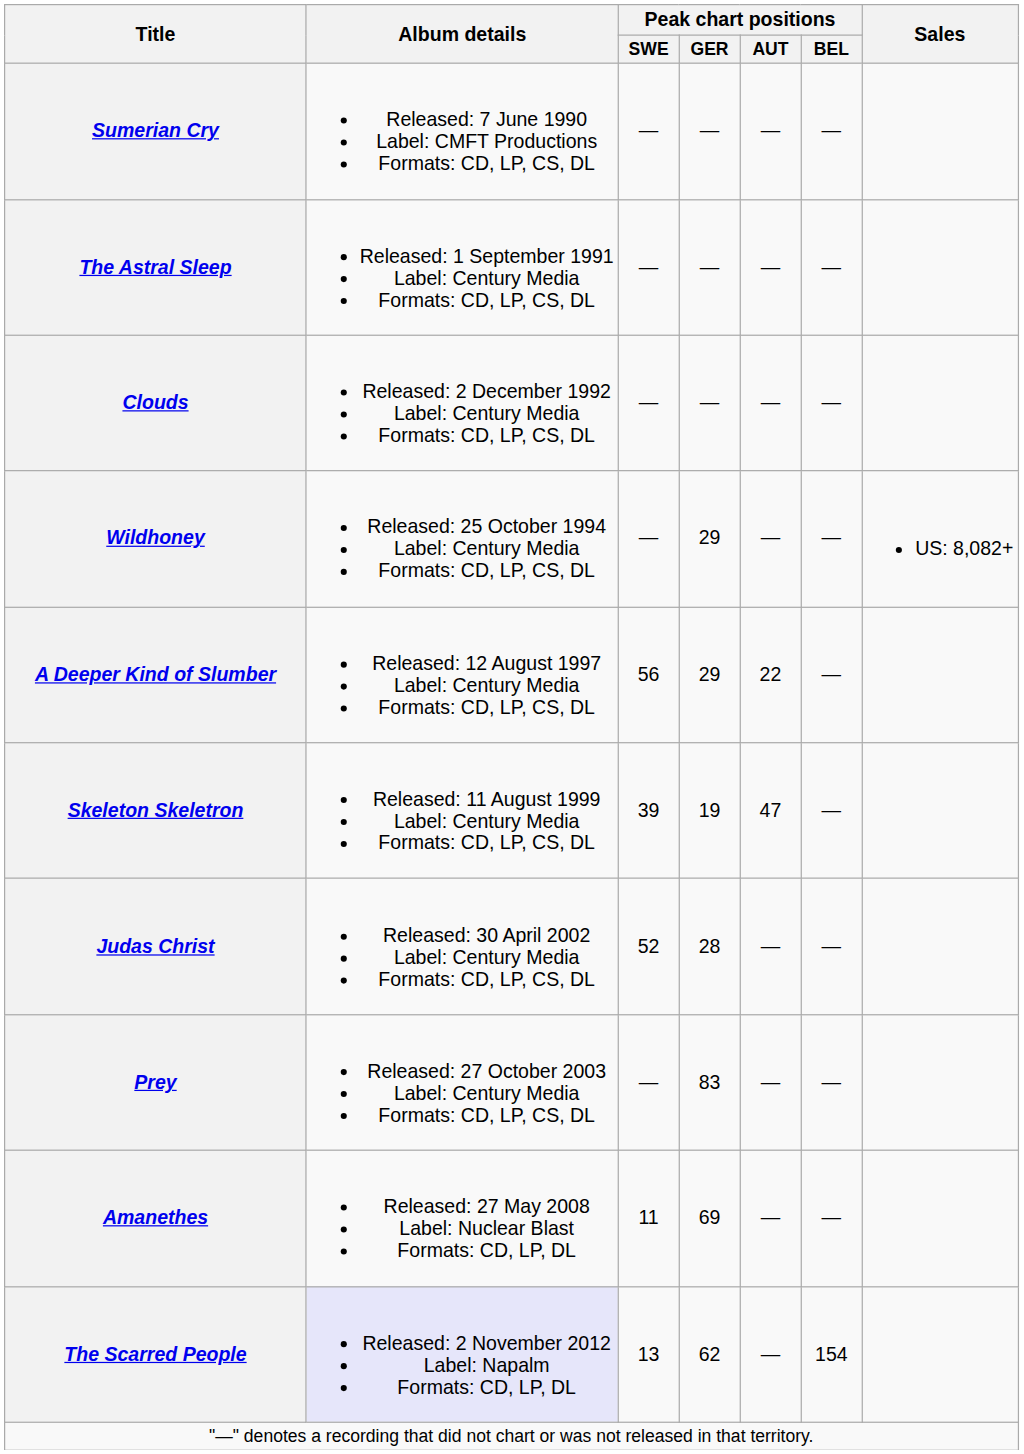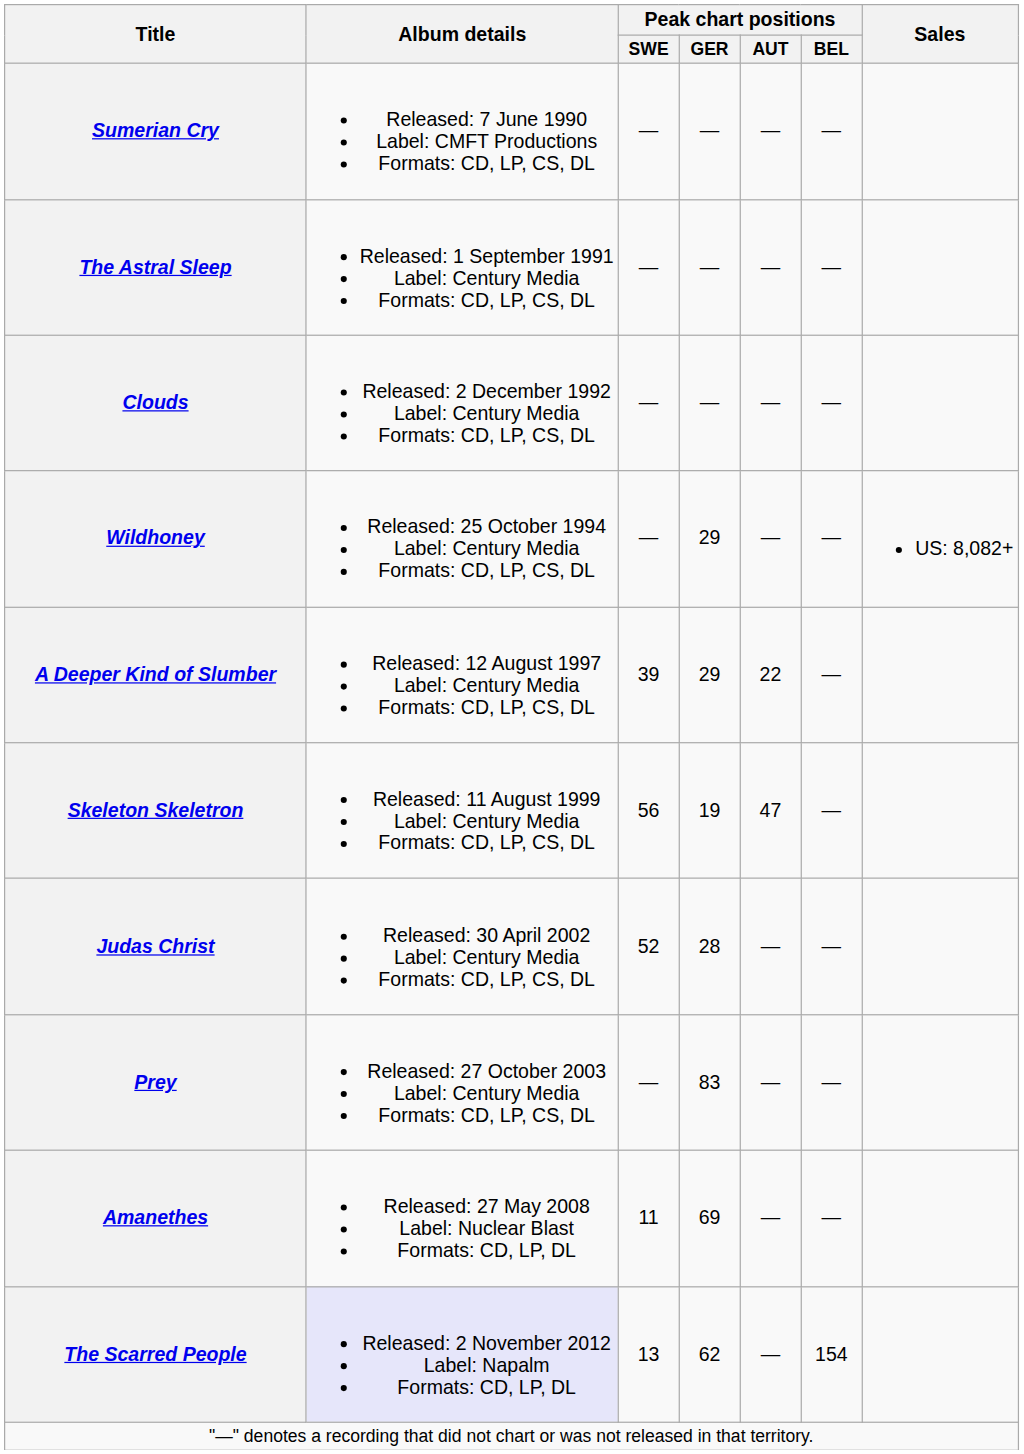(649, 674) 56 -> (649, 674) 39
(649, 810) 39 -> (649, 810) 56
